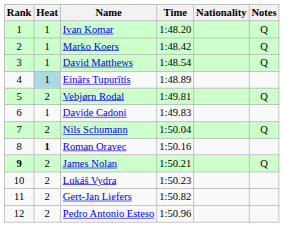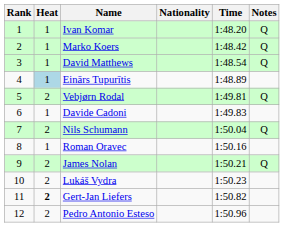columns swapped: (221, 12) <-> (175, 12)
(47, 146) bold -> (47, 146) normal
(19, 163) bold -> (19, 163) normal
(47, 197) normal -> (47, 197) bold
